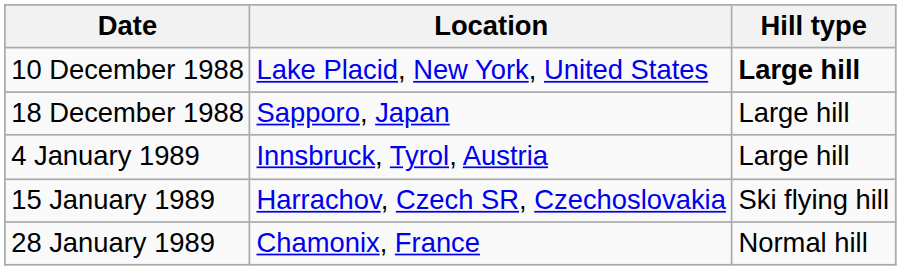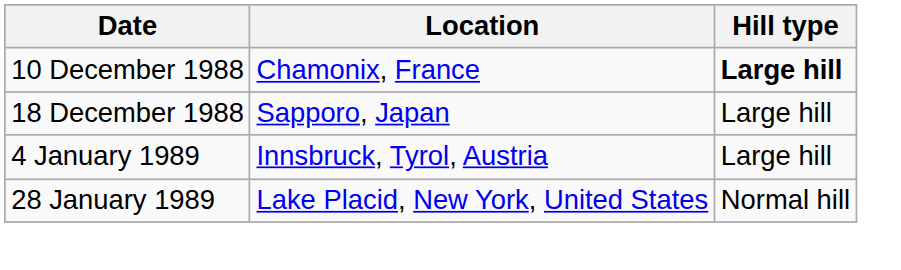(482, 69) Lake Placid, New York, United States -> (368, 69) Chamonix, France
- row: (113, 199)
(368, 243) Chamonix, France -> (482, 199) Lake Placid, New York, United States
